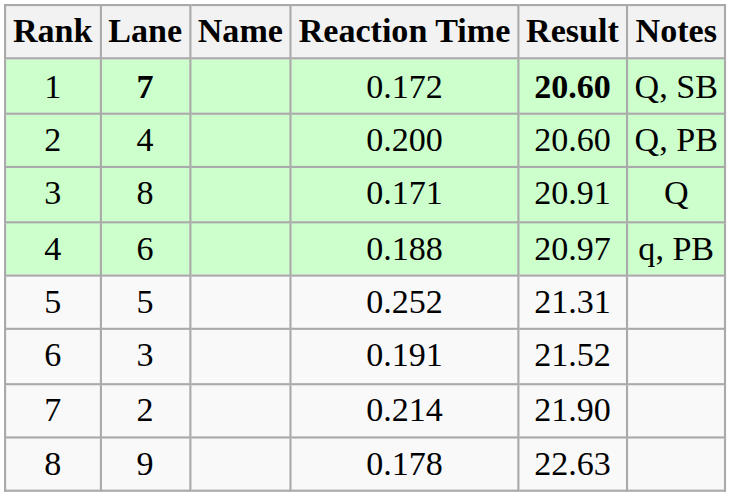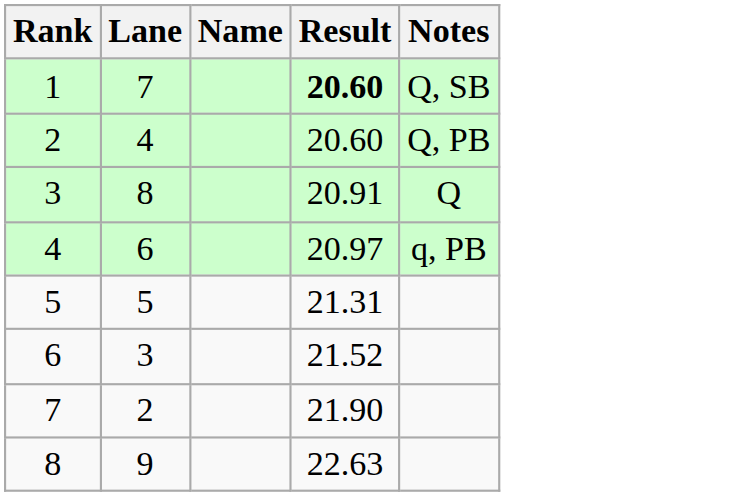- column: (405, 31)
(145, 85) bold -> (145, 85) normal
